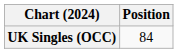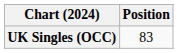(146, 37) 84 -> (146, 37) 83
